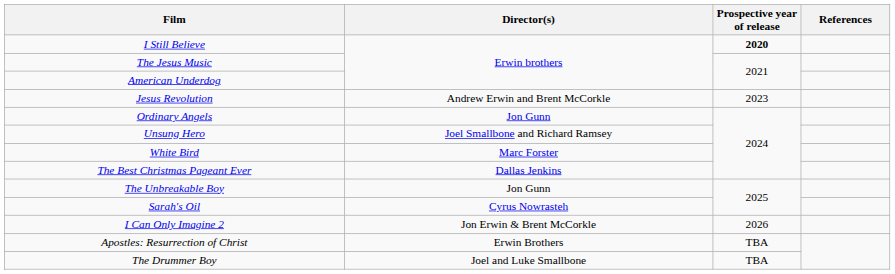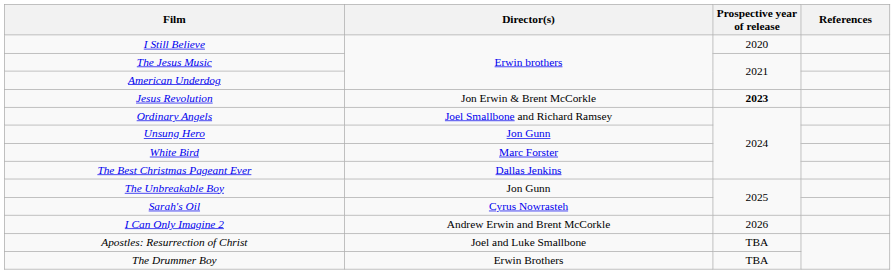(757, 44) bold -> (757, 44) normal
(529, 98) Andrew Erwin and Brent McCorkle -> (529, 98) Jon Erwin & Brent McCorkle
(757, 98) normal -> (757, 98) bold
(529, 116) Jon Gunn -> (529, 116) Joel Smallbone and Richard Ramsey
(529, 134) Joel Smallbone and Richard Ramsey -> (529, 134) Jon Gunn
(529, 224) Jon Erwin & Brent McCorkle -> (529, 224) Andrew Erwin and Brent McCorkle
(529, 242) Erwin Brothers -> (529, 242) Joel and Luke Smallbone
(529, 260) Joel and Luke Smallbone -> (529, 260) Erwin Brothers
